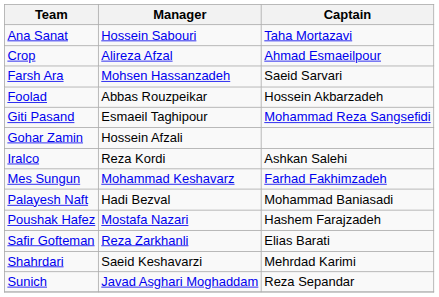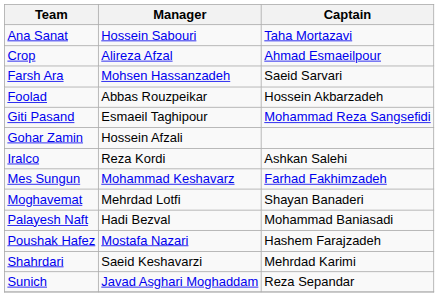+ row: (45, 199)
- row: (51, 240)
